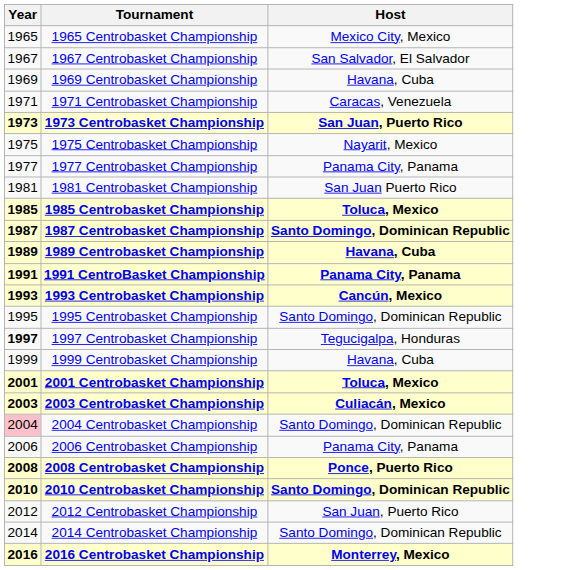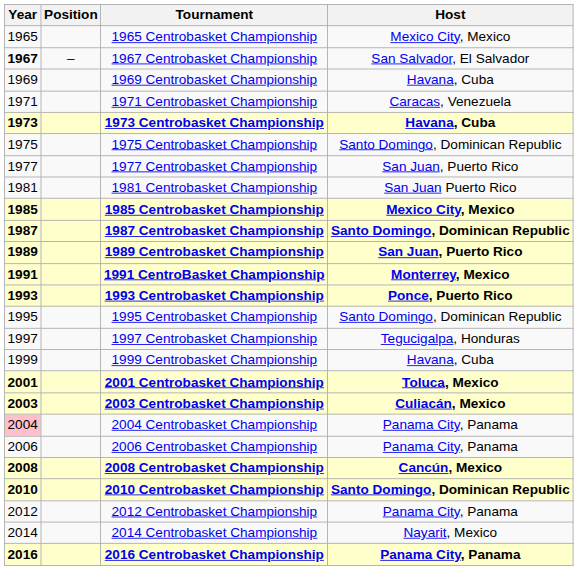+ column: (71, 15)
(23, 58) normal -> (23, 58) bold
(390, 123) San Juan, Puerto Rico -> (450, 123) Havana, Cuba
(390, 144) Nayarit, Mexico -> (450, 144) Santo Domingo, Dominican Republic
(390, 166) Panama City, Panama -> (450, 166) San Juan, Puerto Rico
(390, 209) Toluca, Mexico -> (450, 209) Mexico City, Mexico
(390, 252) Havana, Cuba -> (450, 252) San Juan, Puerto Rico
(390, 274) Panama City, Panama -> (450, 274) Monterrey, Mexico
(390, 295) Cancún, Mexico -> (450, 295) Ponce, Puerto Rico
(23, 338) bold -> (23, 338) normal
(390, 425) Santo Domingo, Dominican Republic -> (450, 425) Panama City, Panama
(390, 468) Ponce, Puerto Rico -> (450, 468) Cancún, Mexico
(390, 511) San Juan, Puerto Rico -> (450, 511) Panama City, Panama
(390, 532) Santo Domingo, Dominican Republic -> (450, 532) Nayarit, Mexico
(390, 554) Monterrey, Mexico -> (450, 554) Panama City, Panama
